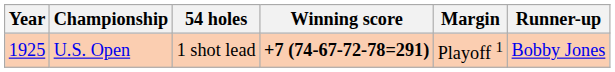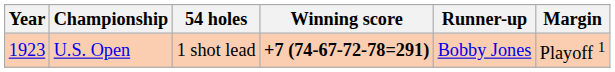columns swapped: (470, 18) <-> (558, 18)
(27, 50) 1925 -> (27, 50) 1923
